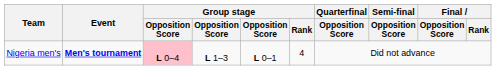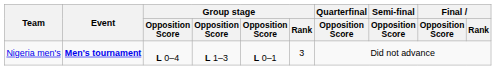(168, 58) pink background -> (168, 58) no background
(302, 53) 4 -> (302, 53) 3
